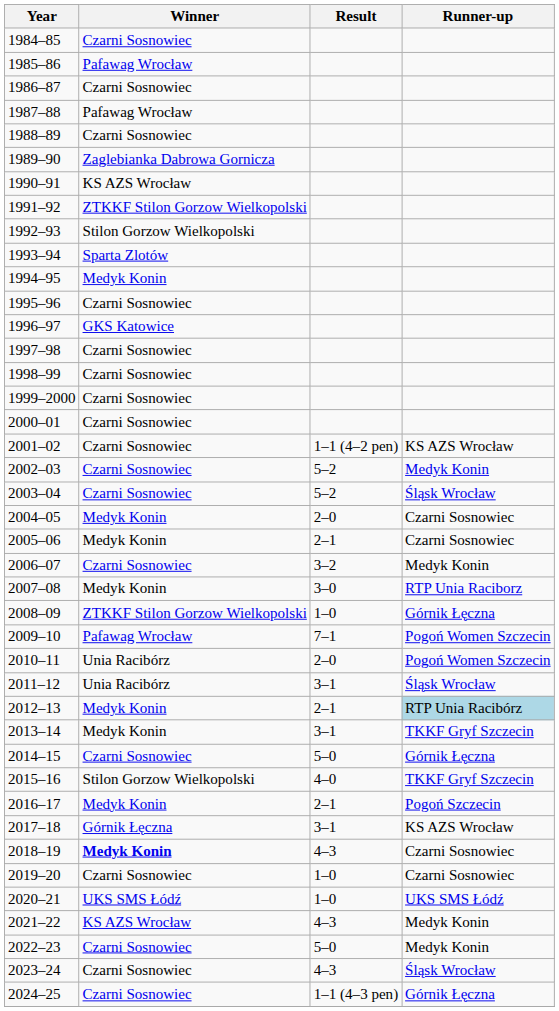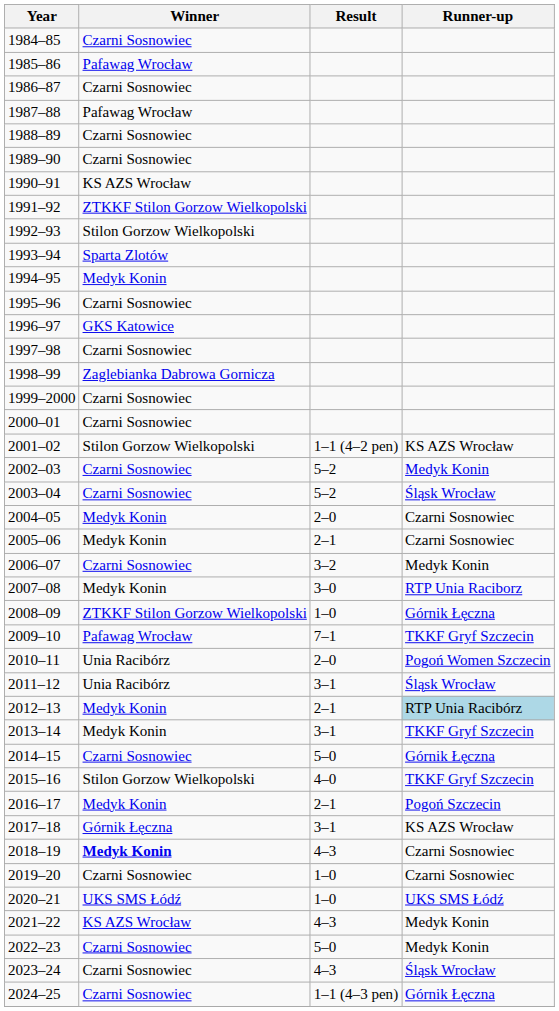(179, 159) Zaglebianka Dabrowa Gornicza -> (137, 159) Czarni Sosnowiec
(137, 374) Czarni Sosnowiec -> (179, 374) Zaglebianka Dabrowa Gornicza
(137, 445) Czarni Sosnowiec -> (169, 445) Stilon Gorzow Wielkopolski
(478, 636) Pogoń Women Szczecin -> (469, 636) TKKF Gryf Szczecin
